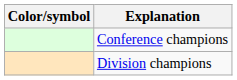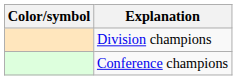rows swapped: (163, 40) <-> (154, 63)
